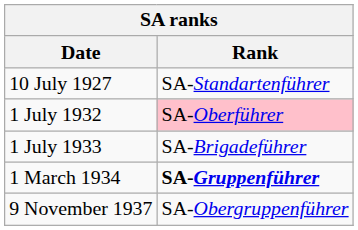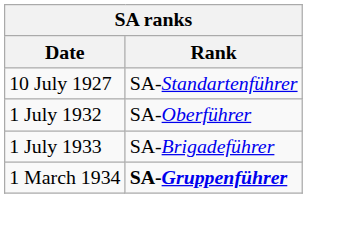(222, 114) pink background -> (190, 114) no background
- row: (81, 209)
